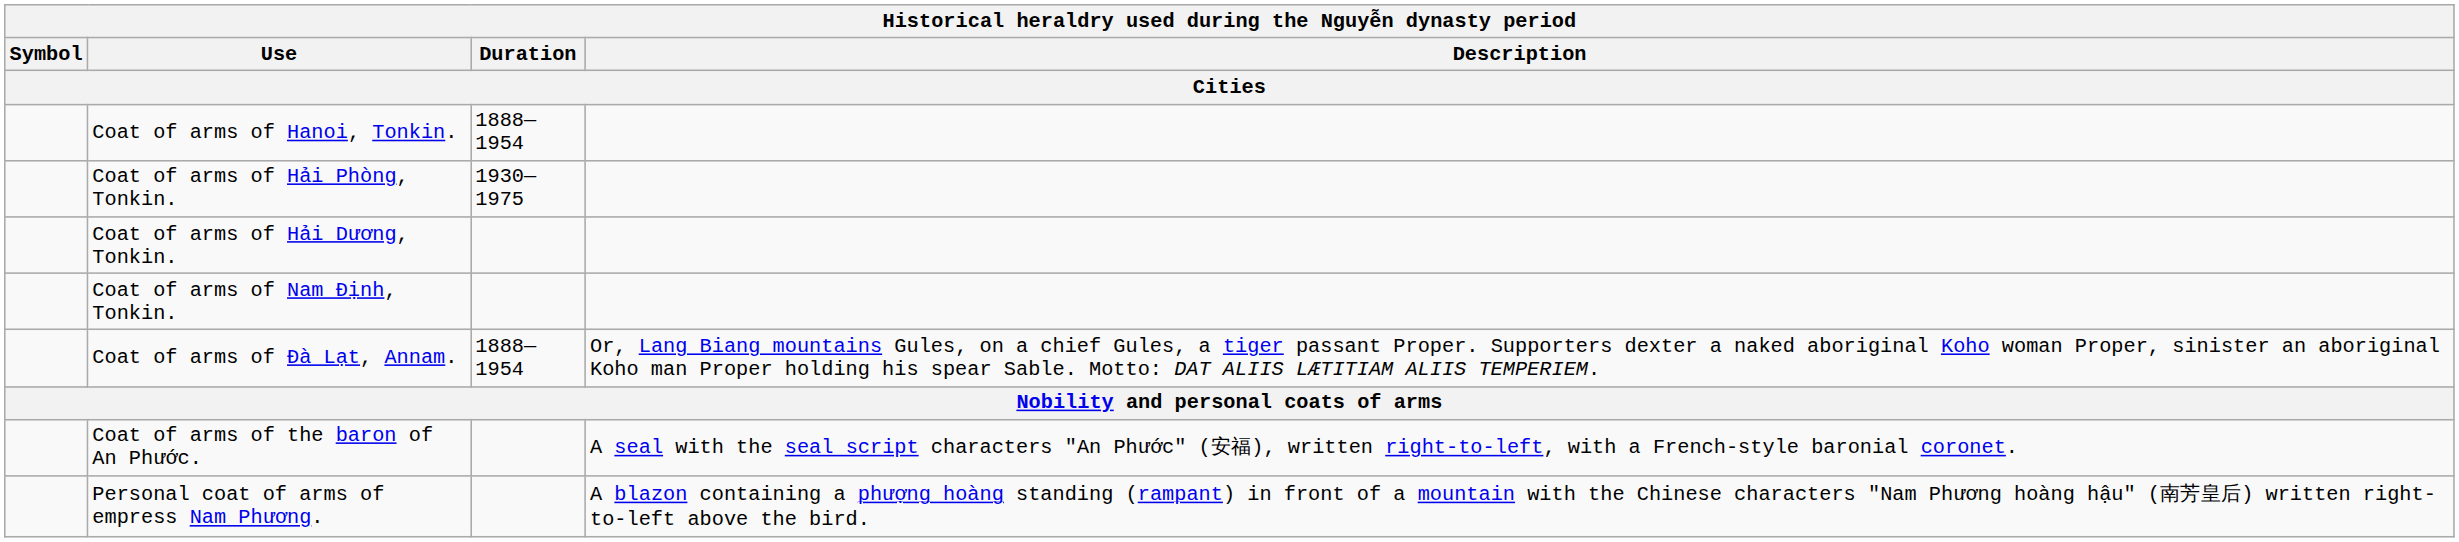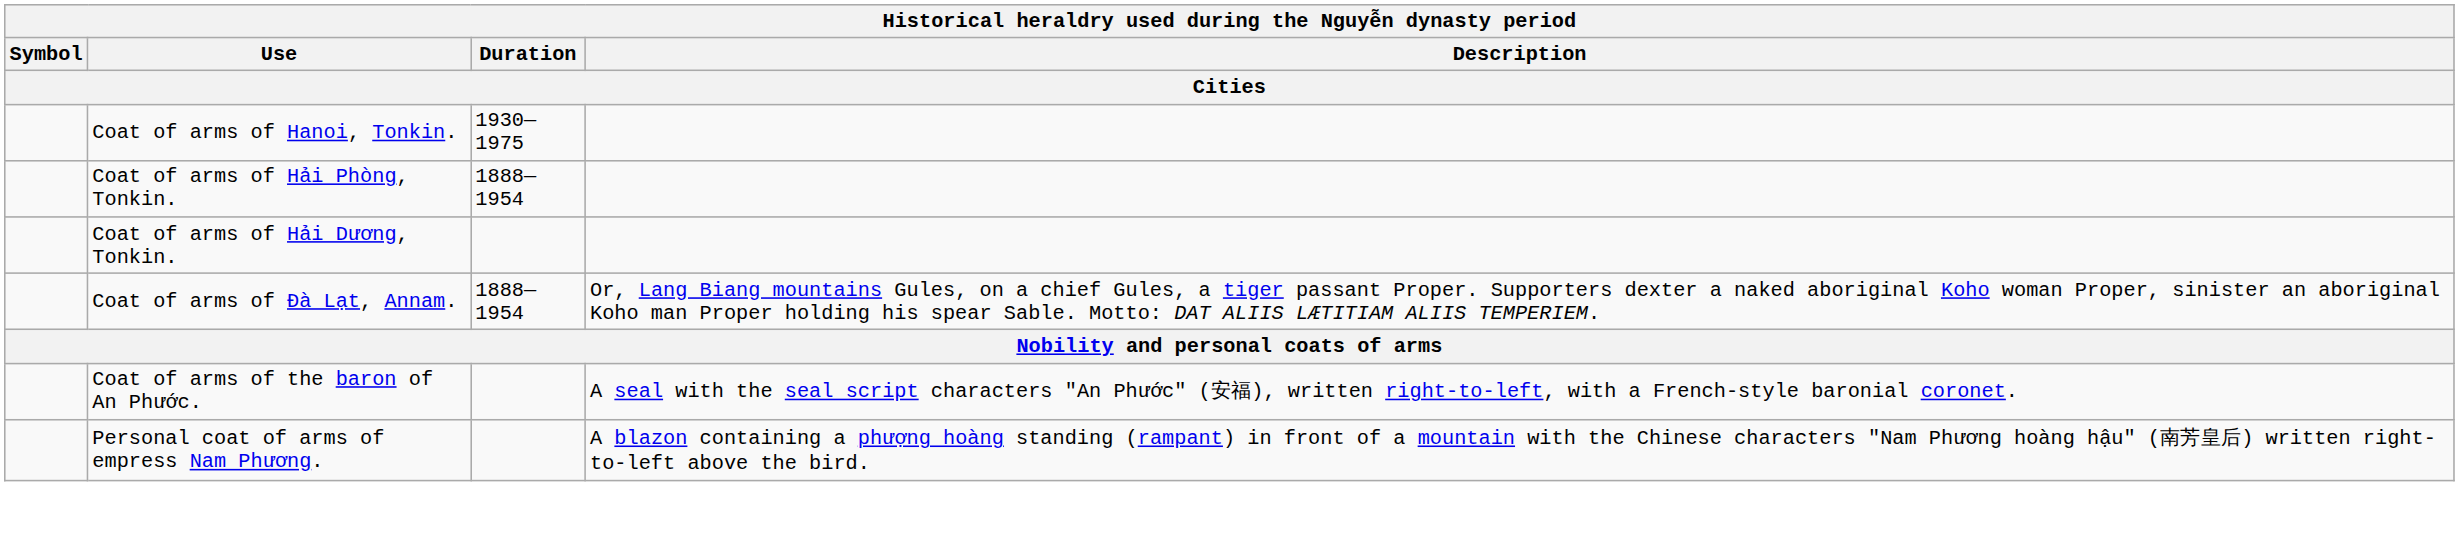(506, 132) 1888—1954 -> (506, 132) 1930—1975
(506, 189) 1930—1975 -> (506, 189) 1888—1954
- row: (244, 302)
